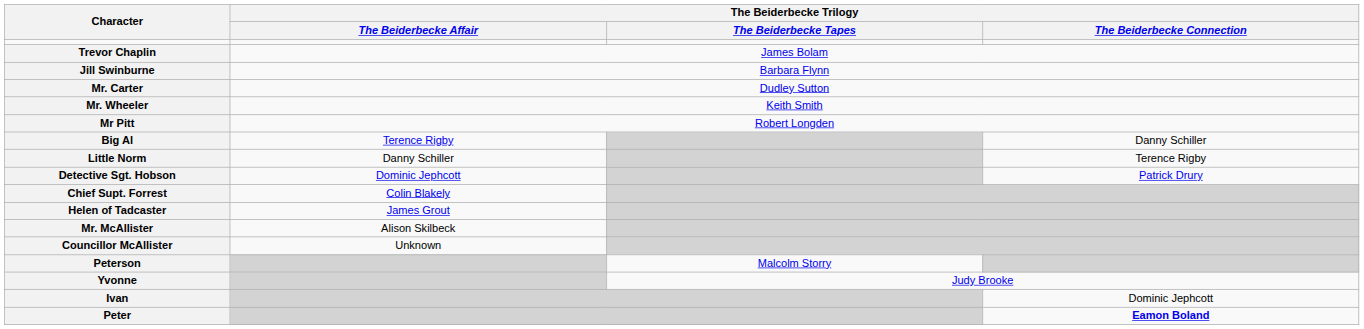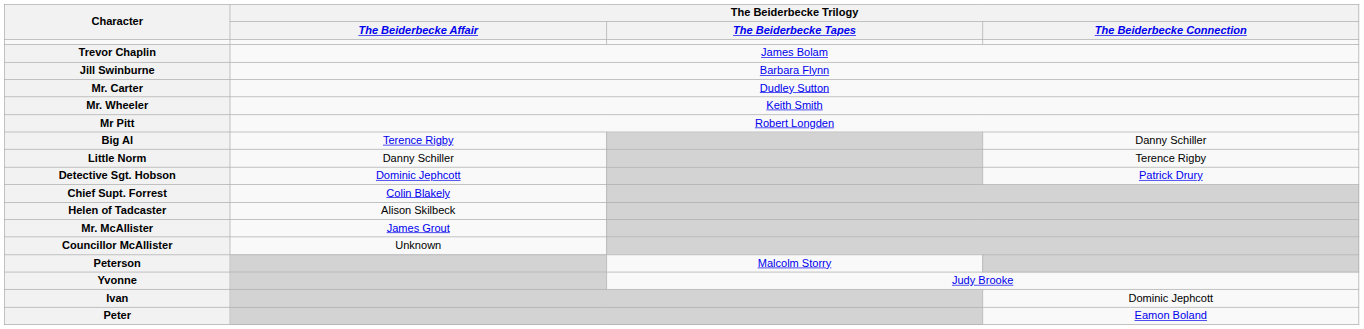(418, 210) James Grout -> (418, 210) Alison Skilbeck
(418, 228) Alison Skilbeck -> (418, 228) James Grout
(1171, 315) bold -> (1171, 315) normal
